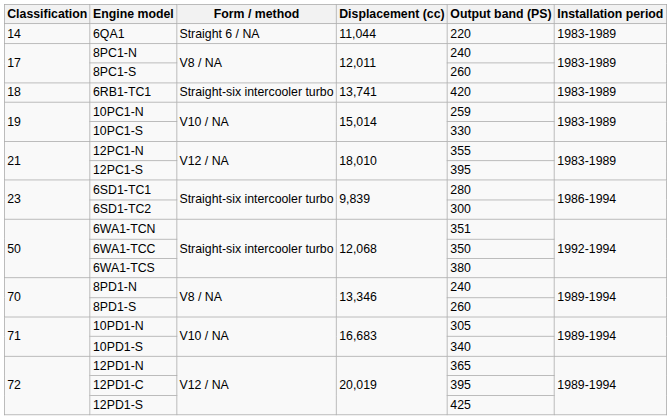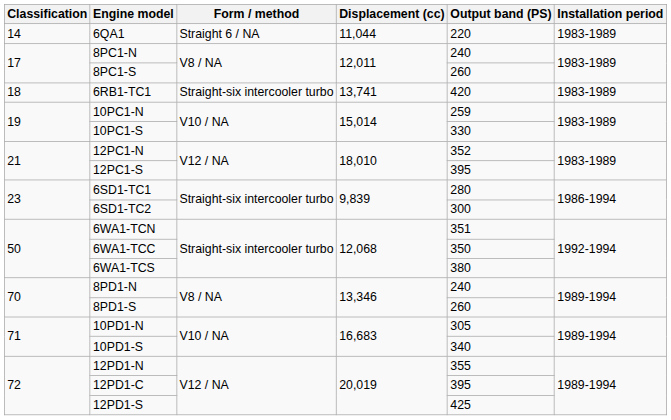(461, 151) 355 -> (461, 151) 352
(461, 365) 365 -> (461, 365) 355
